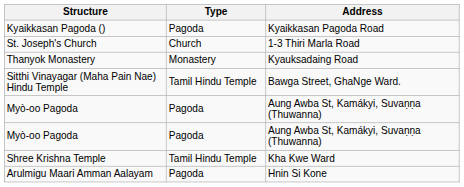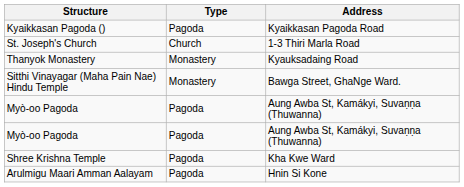(213, 82) Tamil Hindu Temple -> (192, 82) Monastery
(213, 158) Tamil Hindu Temple -> (186, 158) Pagoda
